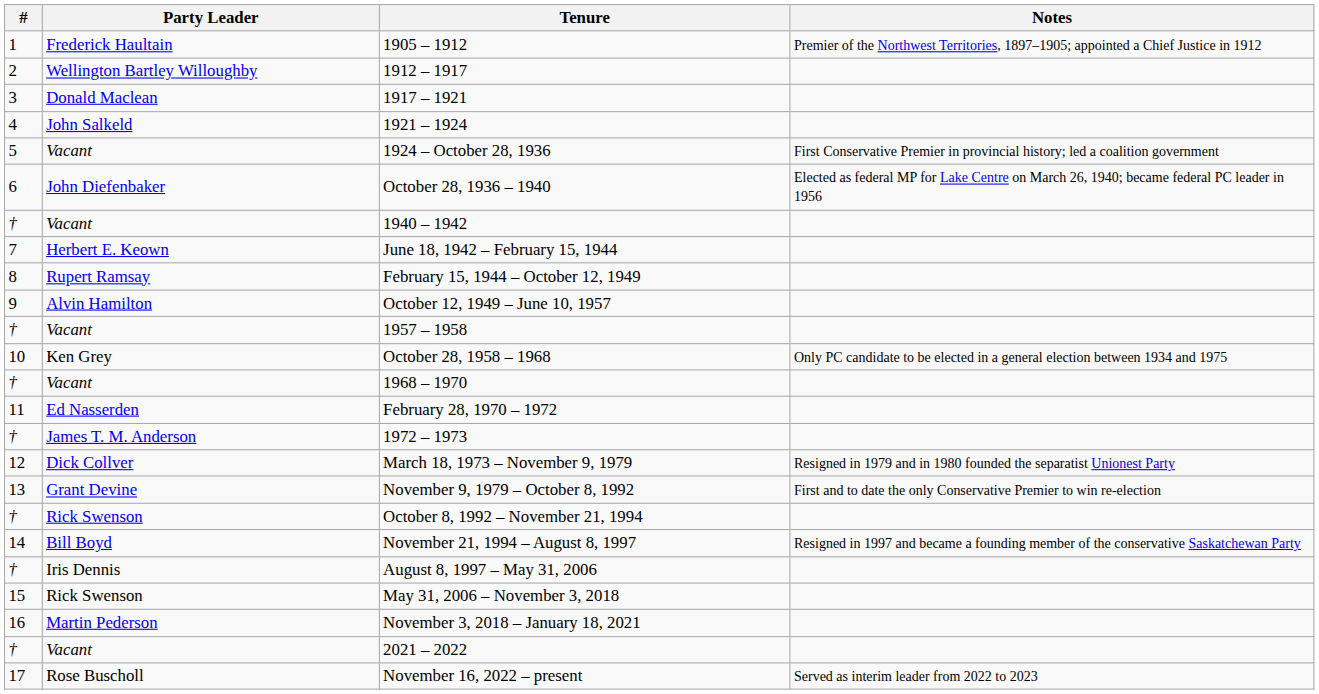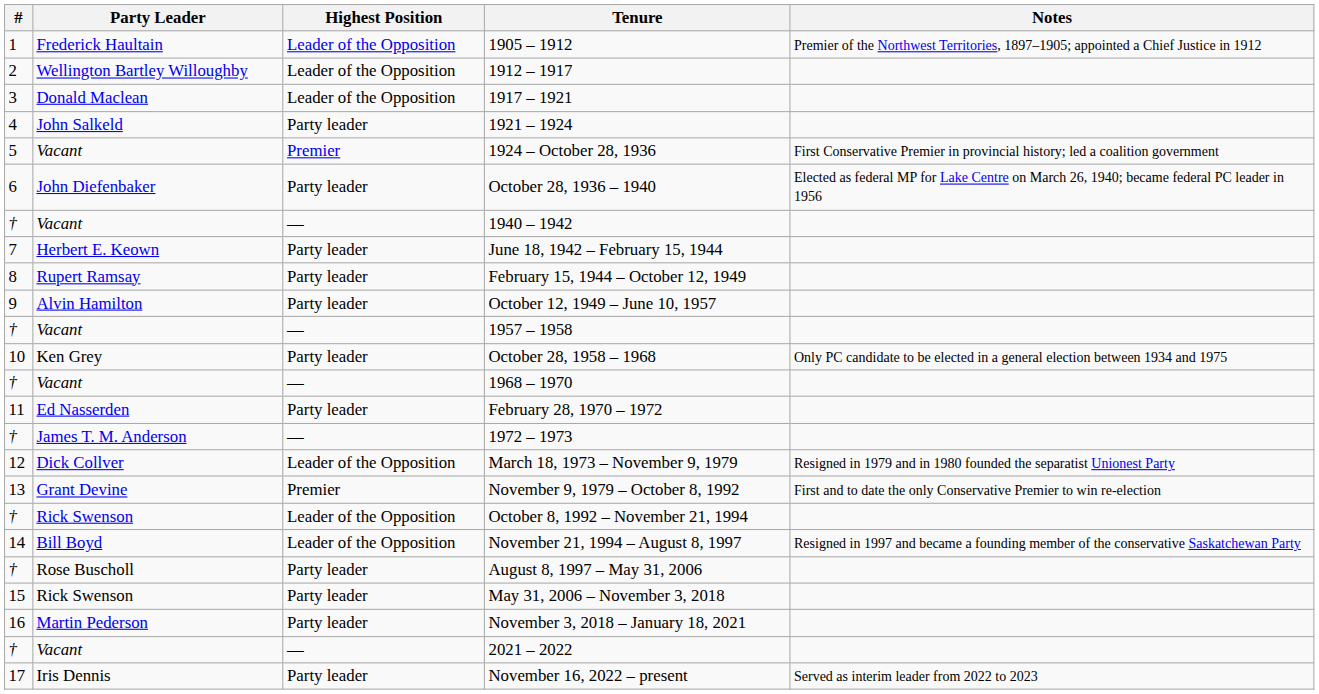+ column: (384, 17)
(83, 569) Iris Dennis -> (85, 569) Rose Buscholl
(95, 676) Rose Buscholl -> (74, 676) Iris Dennis
